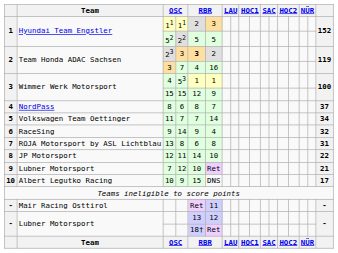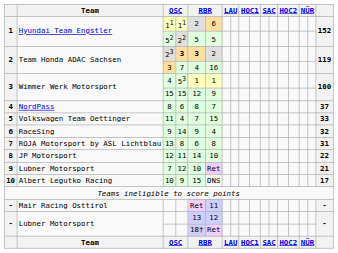(214, 24) 3 -> (214, 24) 6
(182, 54) normal -> (182, 54) bold
(182, 119) 7 -> (182, 119) 4
(214, 119) 14 -> (214, 119) 15
(325, 119) 34 -> (325, 119) 33
